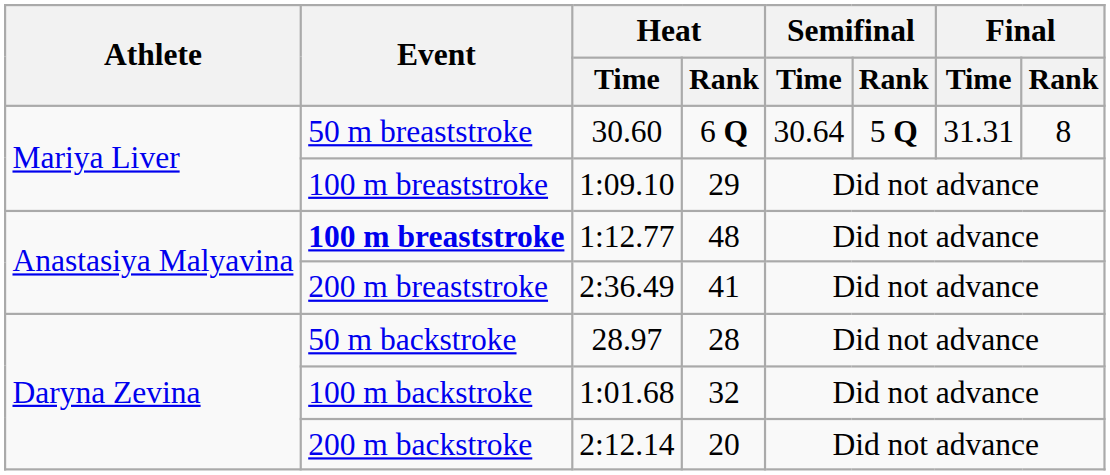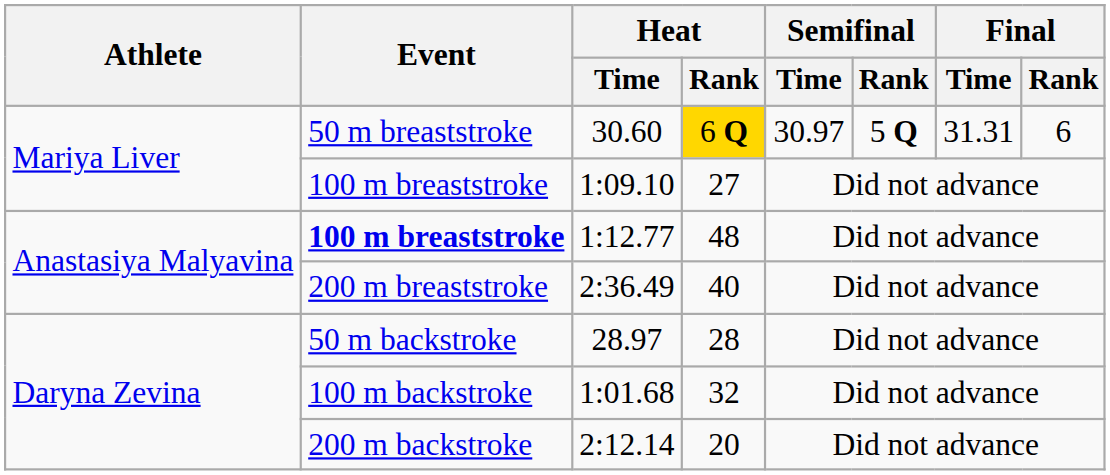(724, 132) no background -> (724, 132) gold background
(809, 132) 30.64 -> (809, 132) 30.97
(1063, 132) 8 -> (1063, 132) 6
(724, 184) 29 -> (724, 184) 27
(724, 288) 41 -> (724, 288) 40
